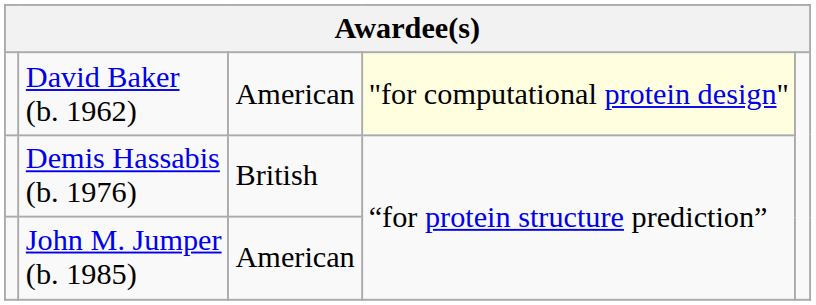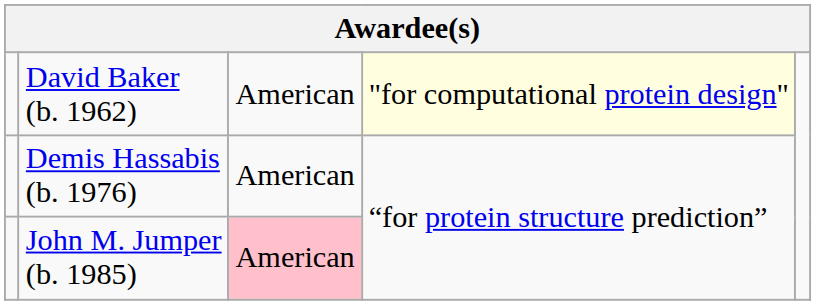(277, 175) British -> (295, 175) American
(295, 257) no background -> (295, 257) pink background
